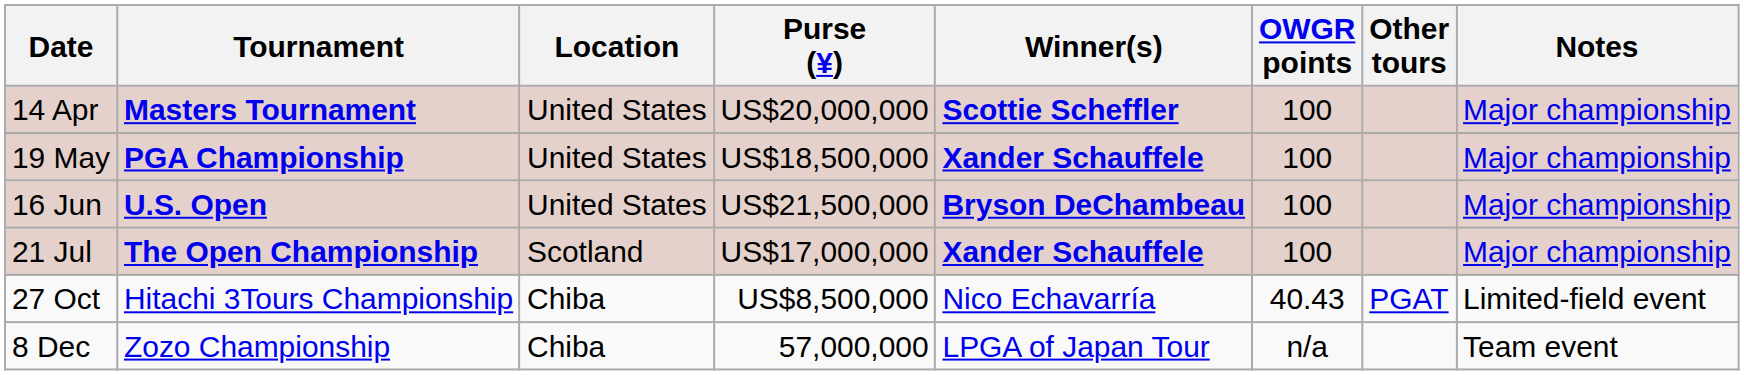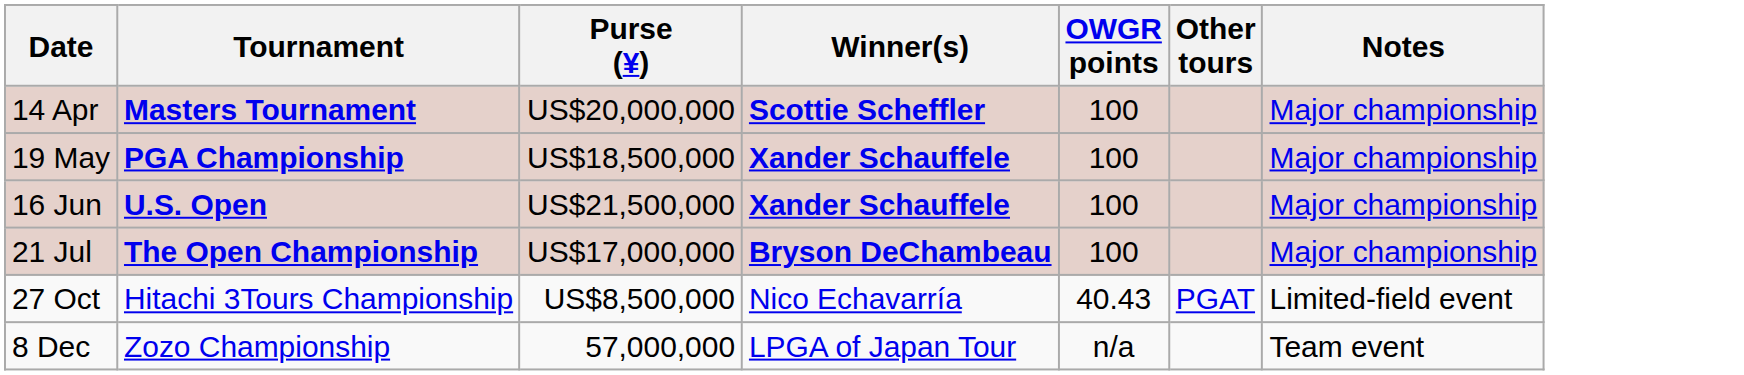- column: (617, 46)
(1094, 205) Bryson DeChambeau -> (879, 205) Xander Schauffele
(1073, 252) Xander Schauffele -> (900, 252) Bryson DeChambeau
